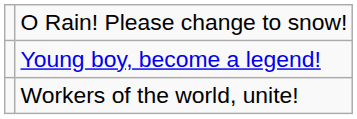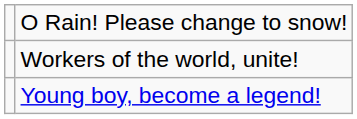rows swapped: (160, 95) <-> (171, 58)
